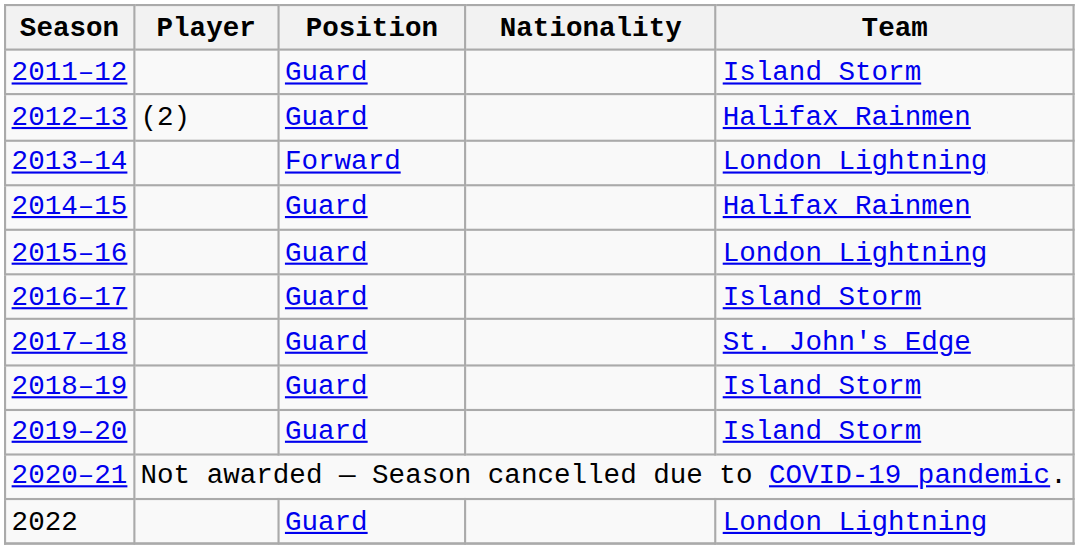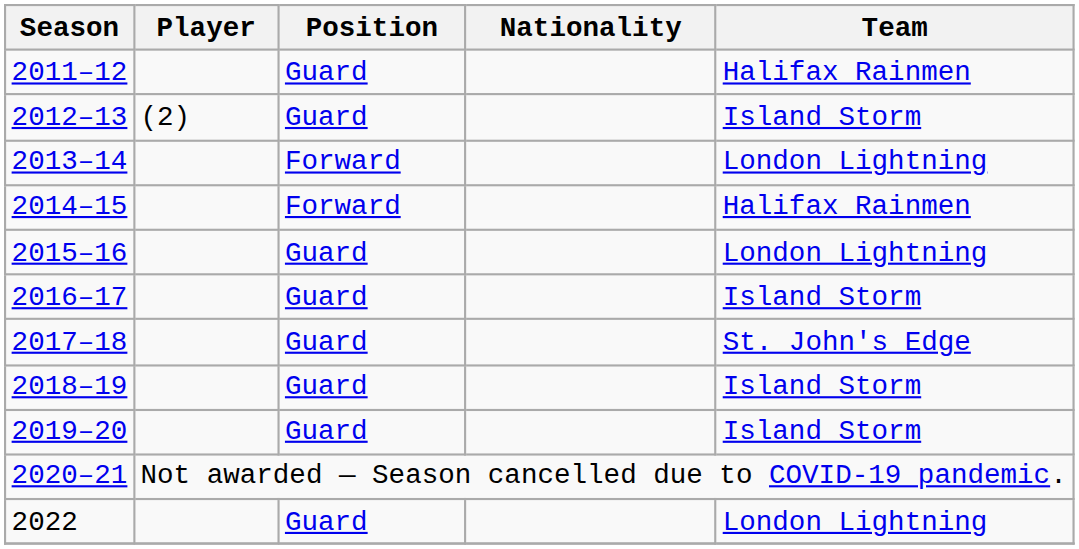(822, 72) Island Storm -> (847, 72) Halifax Rainmen
(847, 117) Halifax Rainmen -> (822, 117) Island Storm
(326, 207) Guard -> (343, 207) Forward
